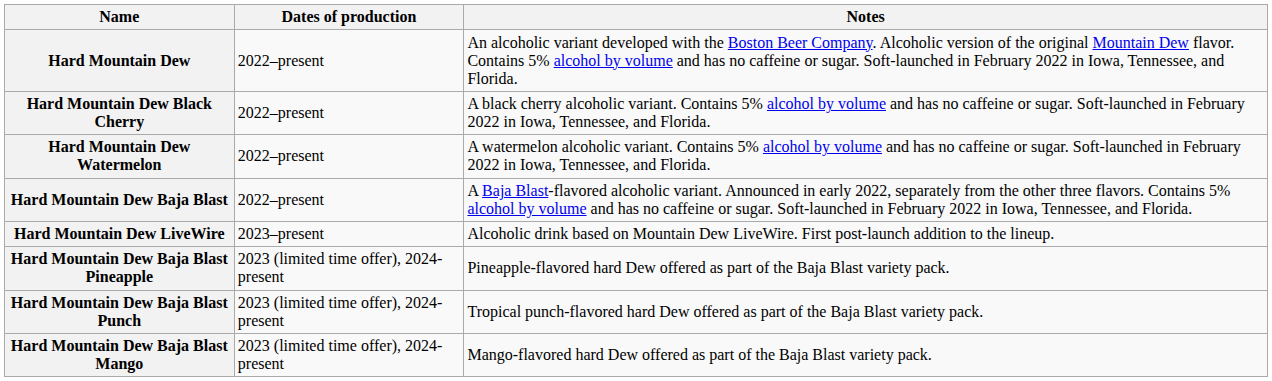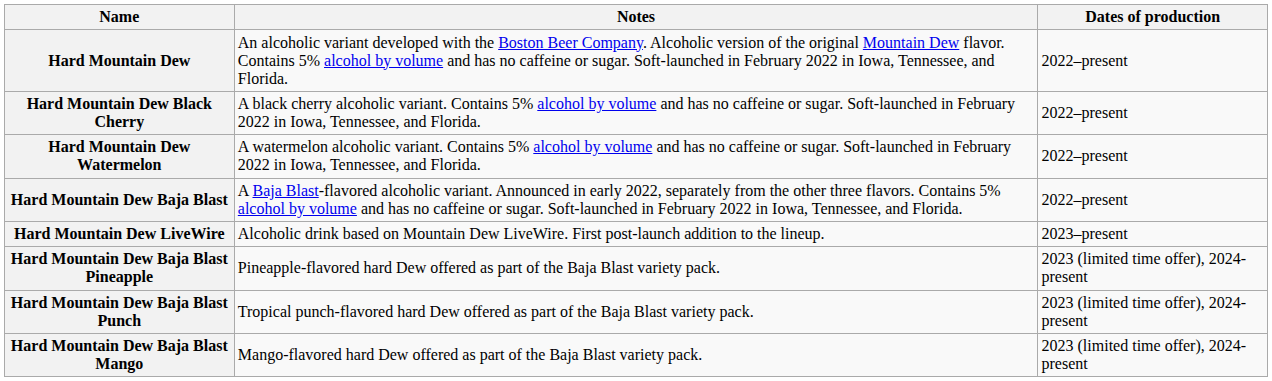columns swapped: (349, 17) <-> (866, 17)
